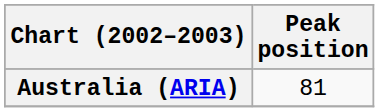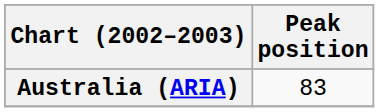(313, 88) 81 -> (313, 88) 83
